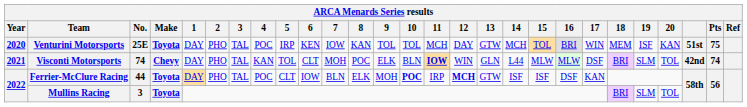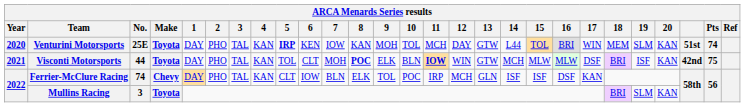(263, 45) POC -> (263, 45) KAN
(287, 45) normal -> (287, 45) bold
(387, 45) TOL -> (387, 45) MOH
(516, 45) MCH -> (513, 45) L44
(646, 45) ISF -> (643, 45) SLM
(715, 45) 75 -> (713, 45) 74
(140, 61) 74 -> (140, 61) 44
(166, 61) Chevy -> (166, 61) Toyota
(361, 61) normal -> (361, 61) bold
(490, 61) GLN -> (488, 61) GTW
(516, 61) L44 -> (513, 61) MCH
(646, 61) SLM -> (643, 61) ISF
(670, 61) TOL -> (667, 61) KAN
(715, 61) 74 -> (713, 61) 75
(140, 77) 44 -> (140, 77) 74
(166, 77) Toyota -> (166, 77) Chevy
(263, 77) POC -> (263, 77) KAN
(387, 77) MOH -> (387, 77) TOL
(412, 77) bold -> (411, 77) normal
(463, 77) bold -> (462, 77) normal
(490, 77) GTW -> (488, 77) GLN
(670, 93) TOL -> (667, 93) KAN
